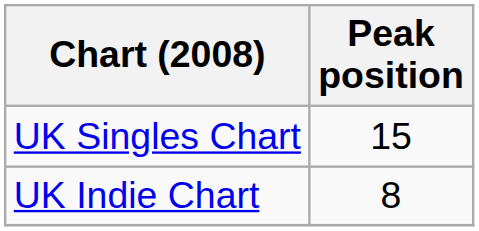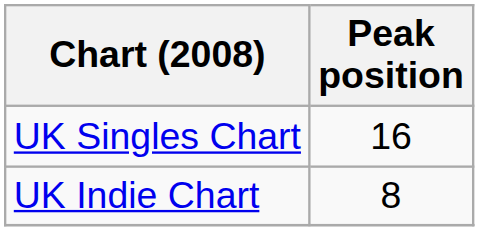(391, 135) 15 -> (391, 135) 16
